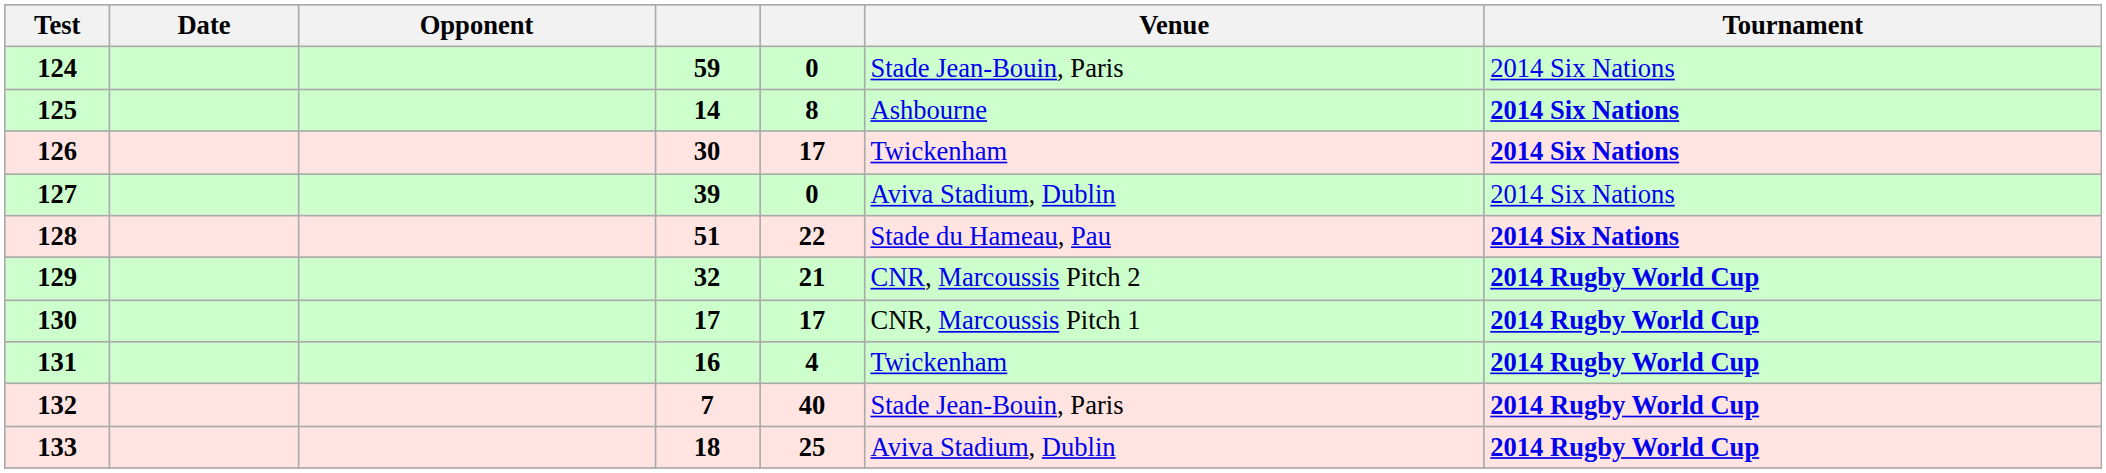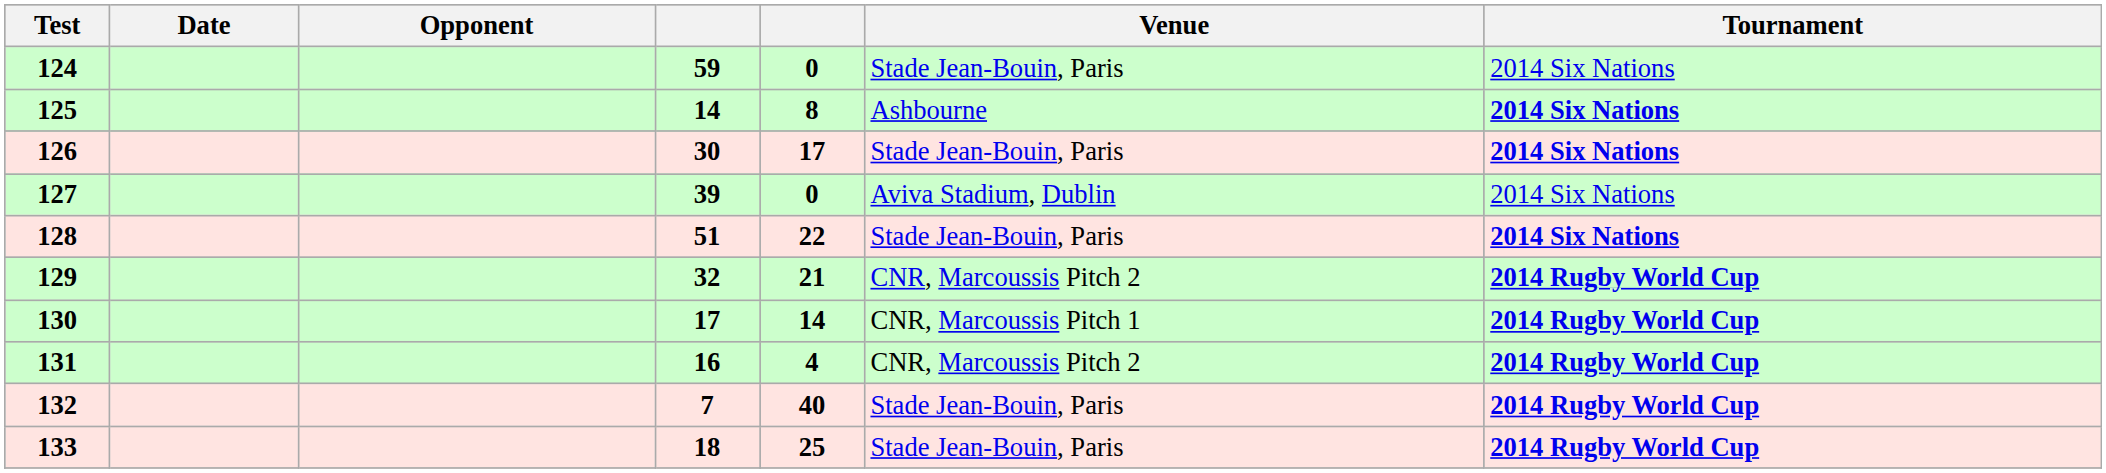(939, 151) Twickenham -> (997, 151) Stade Jean-Bouin, Paris
(991, 236) Stade du Hameau, Pau -> (997, 236) Stade Jean-Bouin, Paris
(812, 320) 17 -> (812, 320) 14
(939, 362) Twickenham -> (1005, 362) CNR, Marcoussis Pitch 2
(993, 446) Aviva Stadium, Dublin -> (997, 446) Stade Jean-Bouin, Paris
